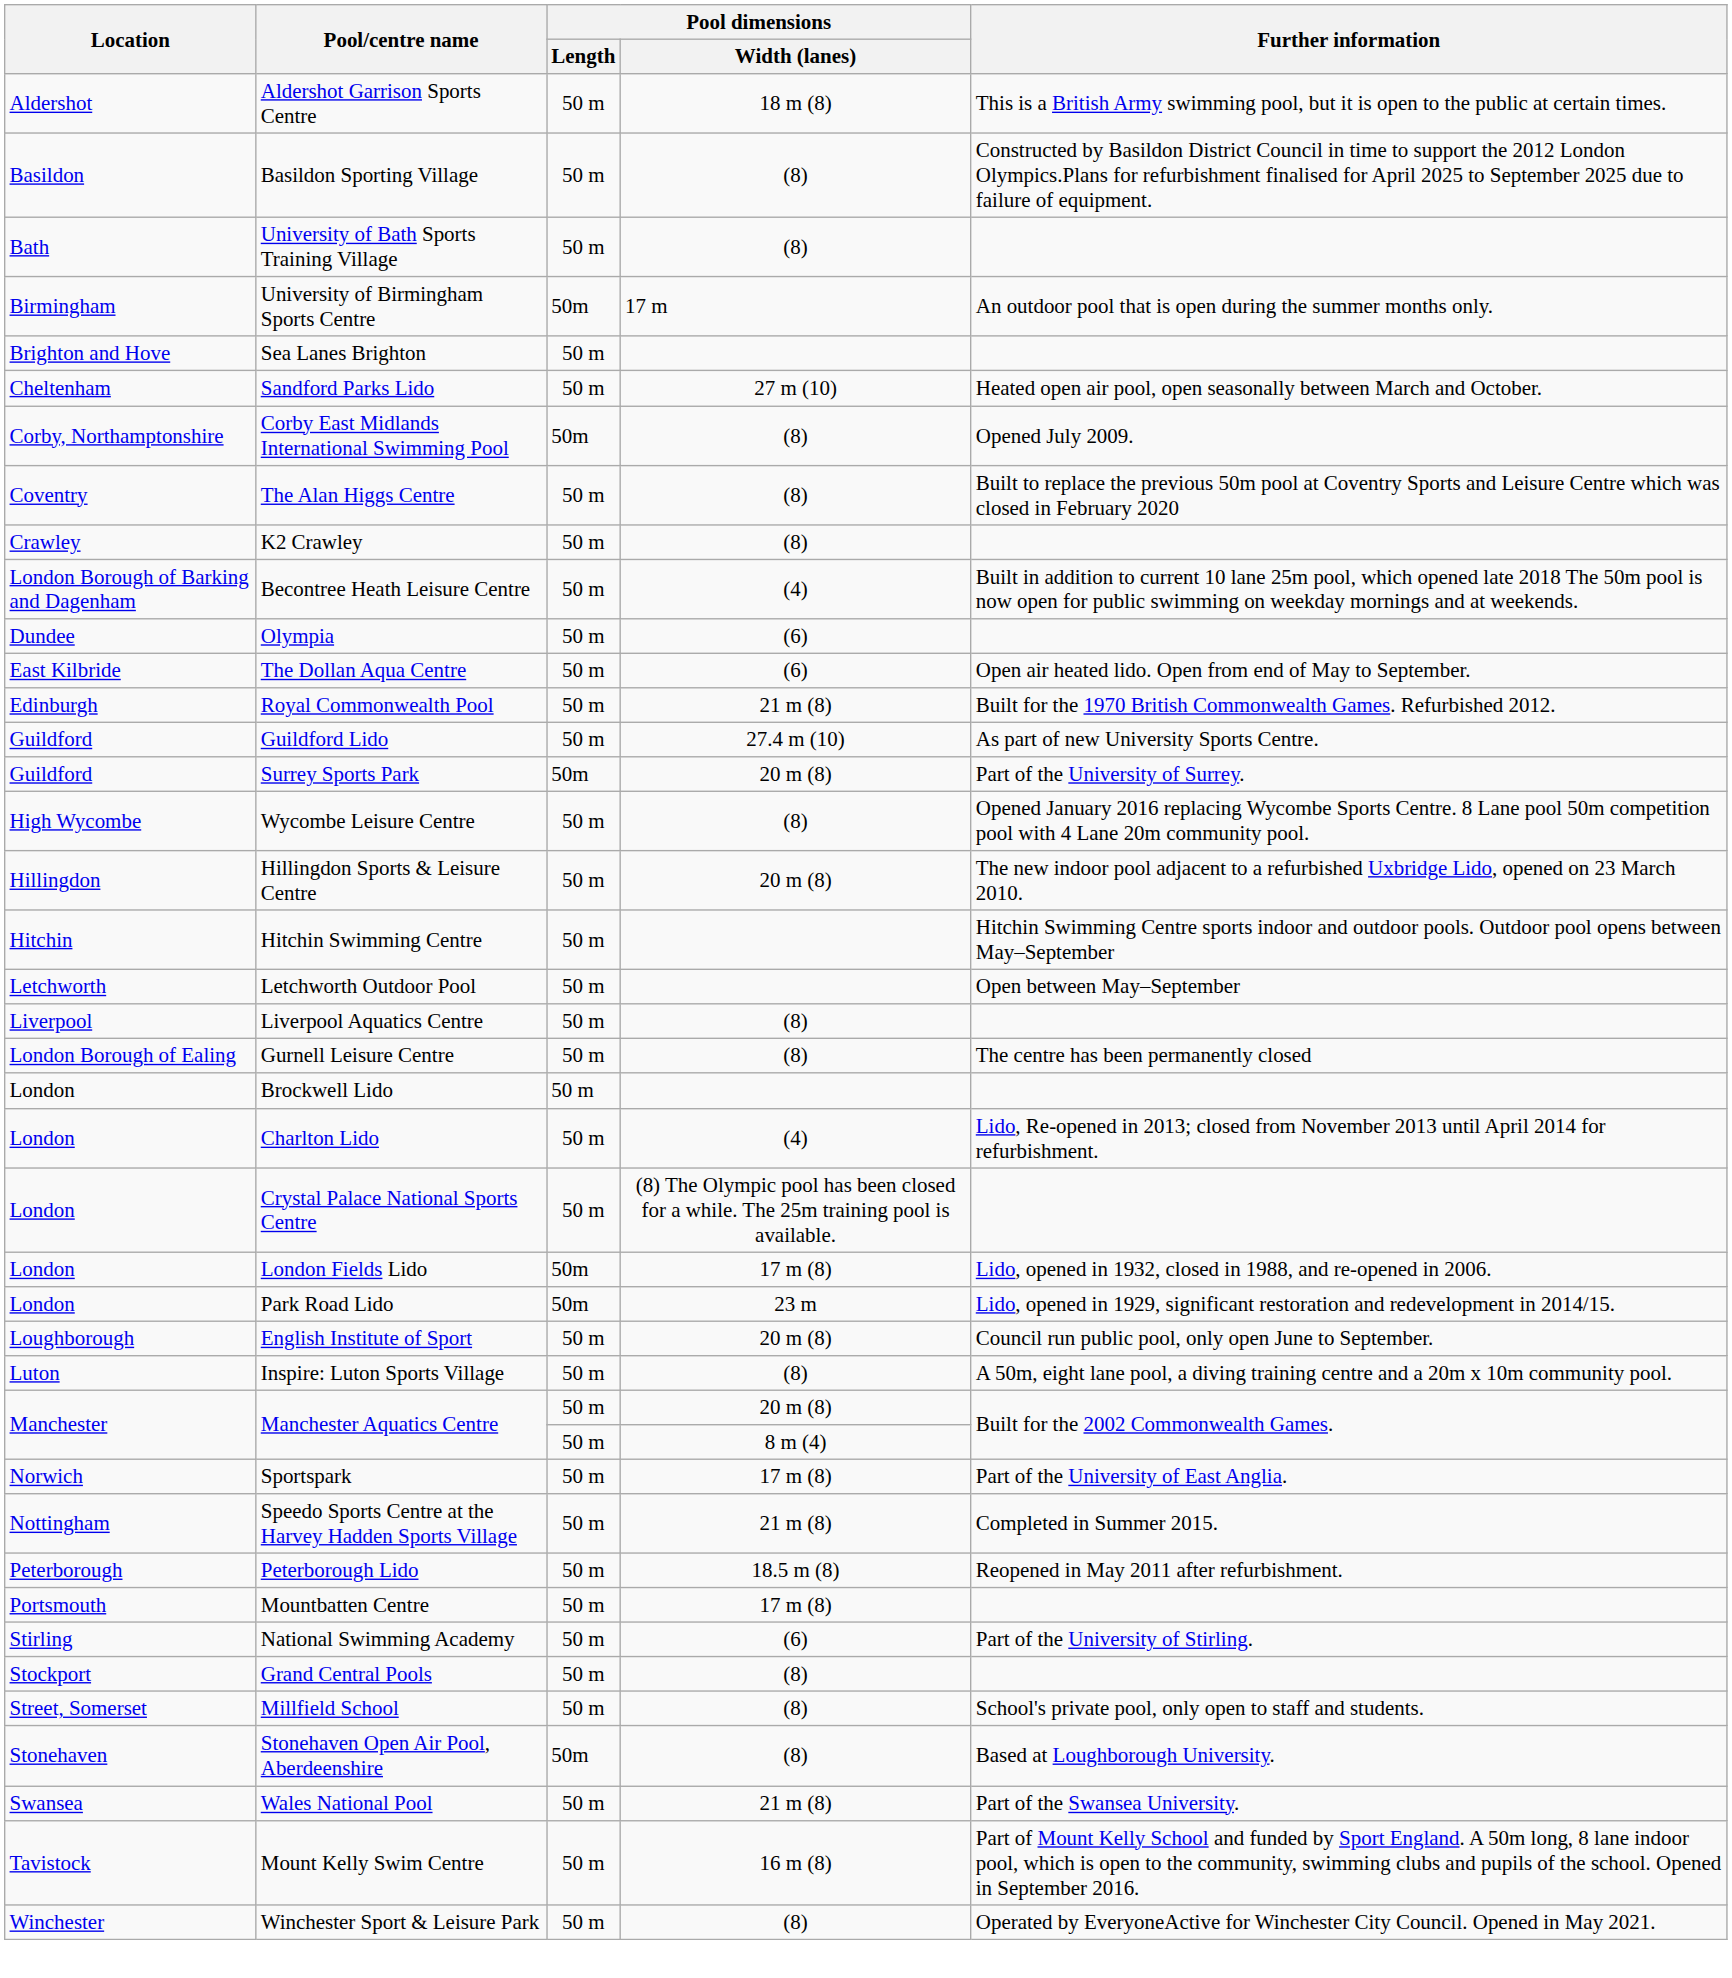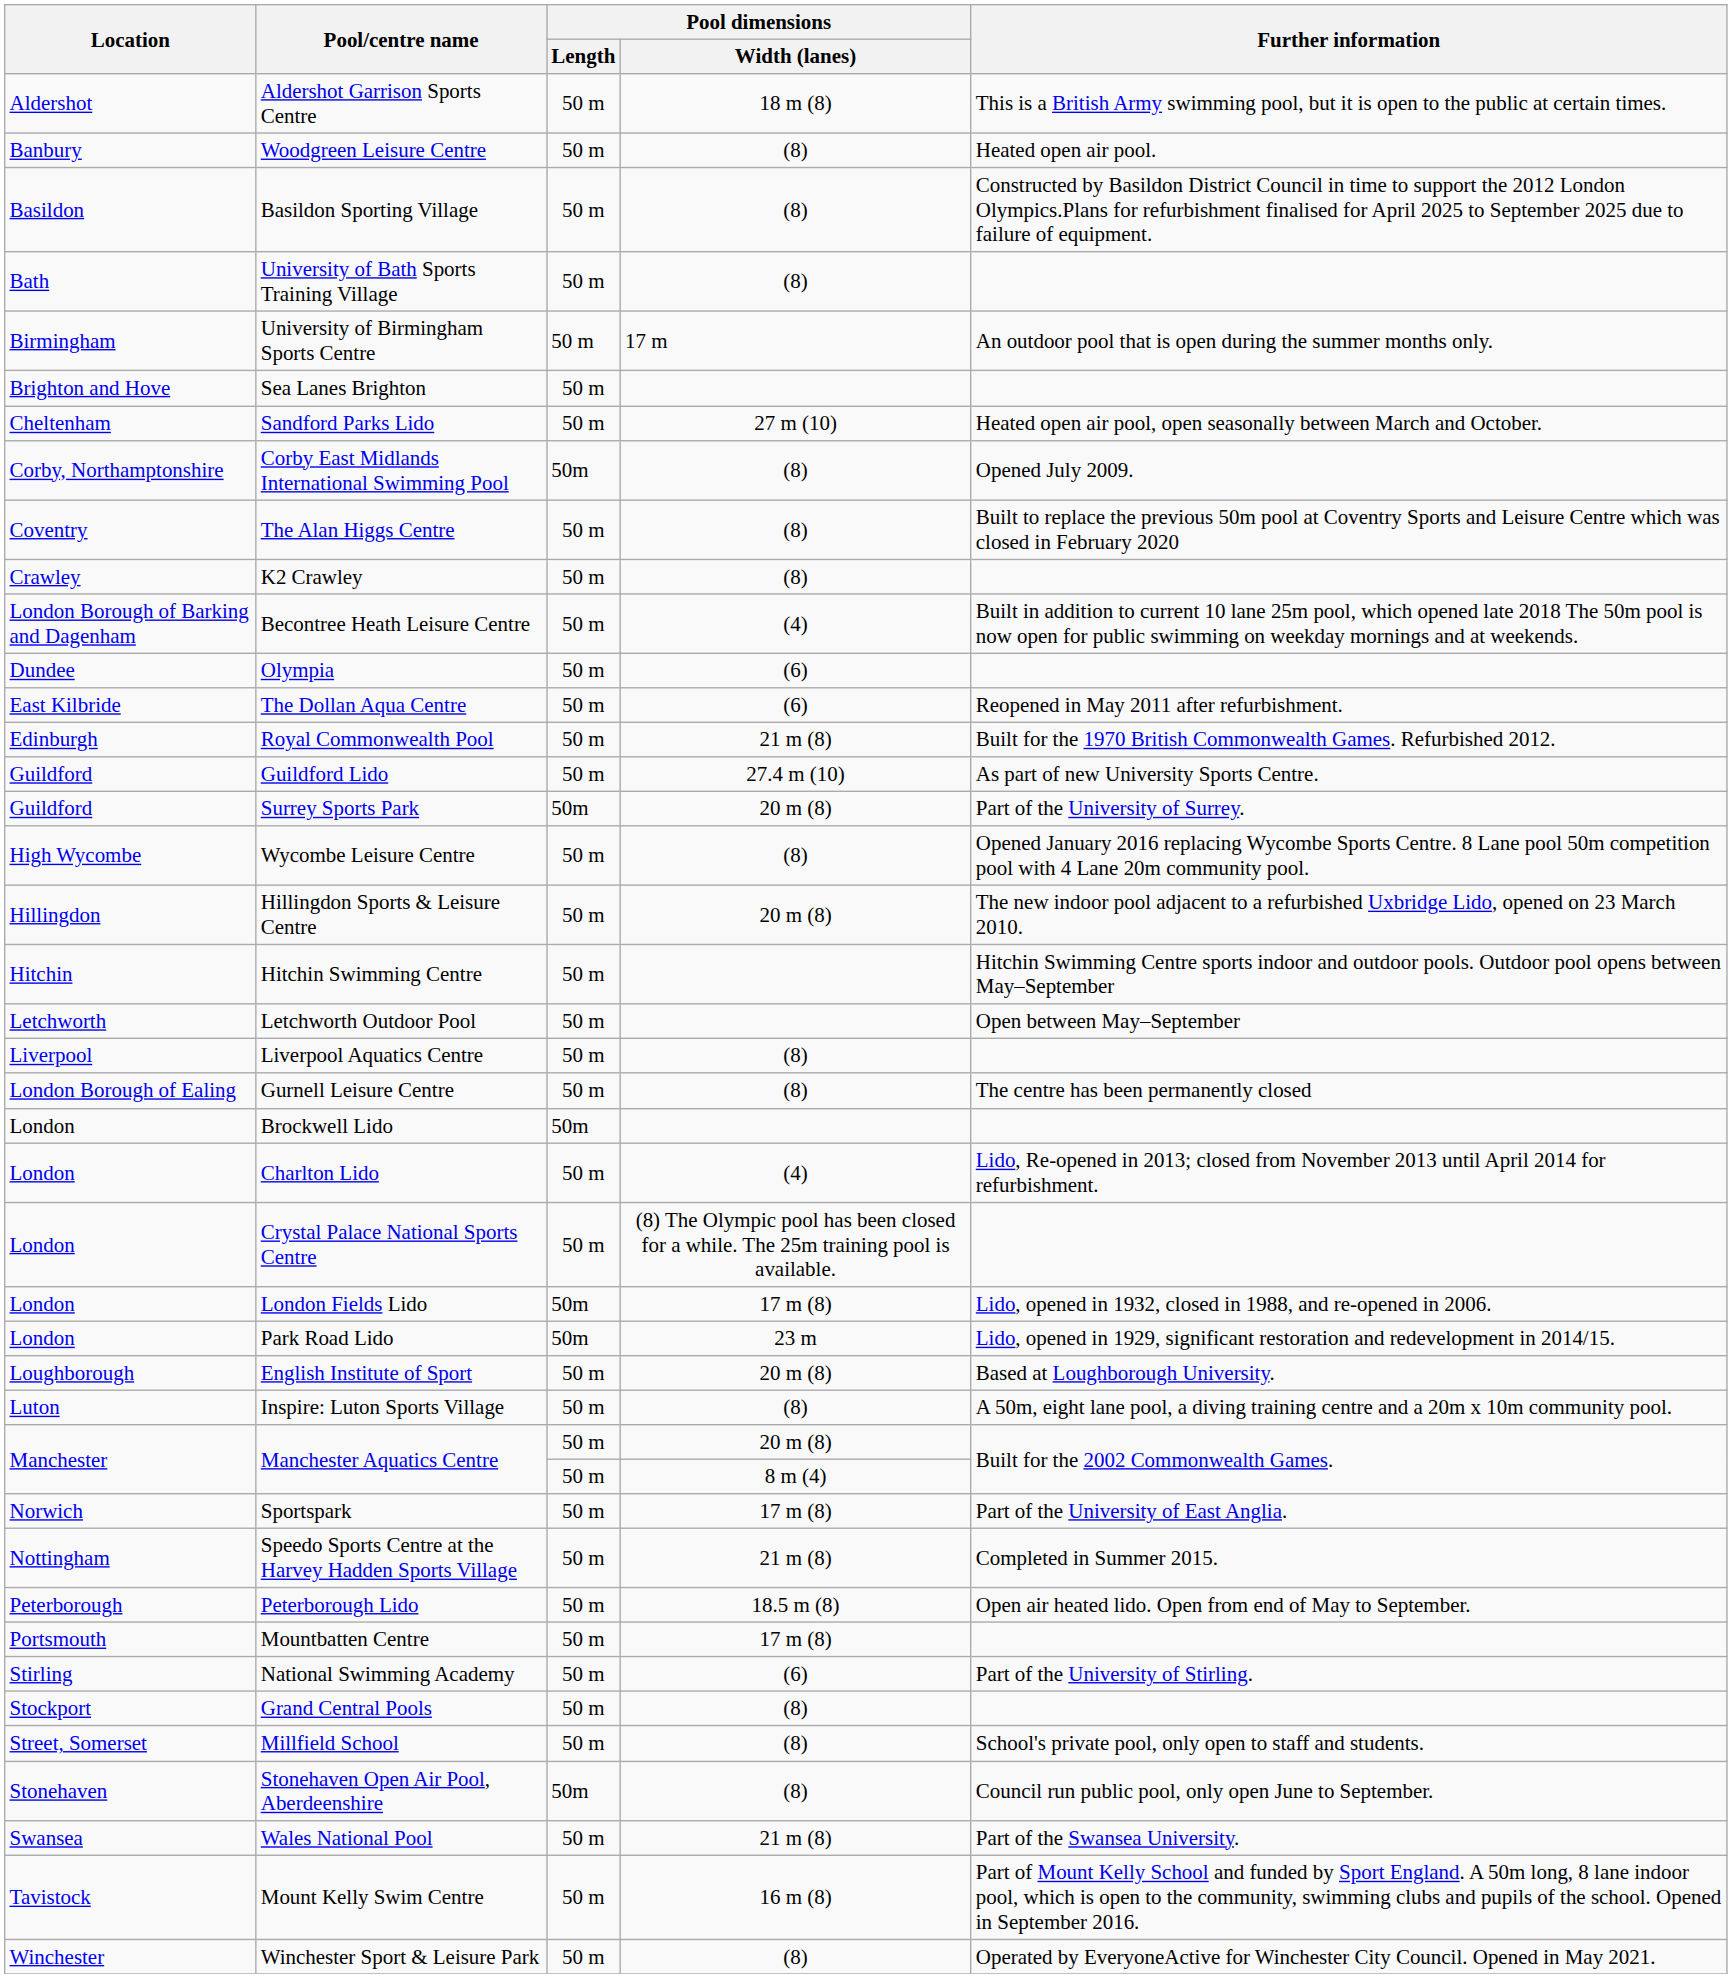+ row: (373, 150)
(570, 306) 50m -> (572, 341) 50 m
(1223, 670) Open air heated lido. Open from end of May to September. -> (1159, 704) Reopened in May 2011 after refurbishment.
(572, 1090) 50 m -> (570, 1125) 50m
(1205, 1338) Council run public pool, only open June to September. -> (1125, 1372) Based at Loughborough University.
(1159, 1570) Reopened in May 2011 after refurbishment. -> (1223, 1605) Open air heated lido. Open from end of May to September.
(1125, 1755) Based at Loughborough University. -> (1205, 1790) Council run public pool, only open June to September.
